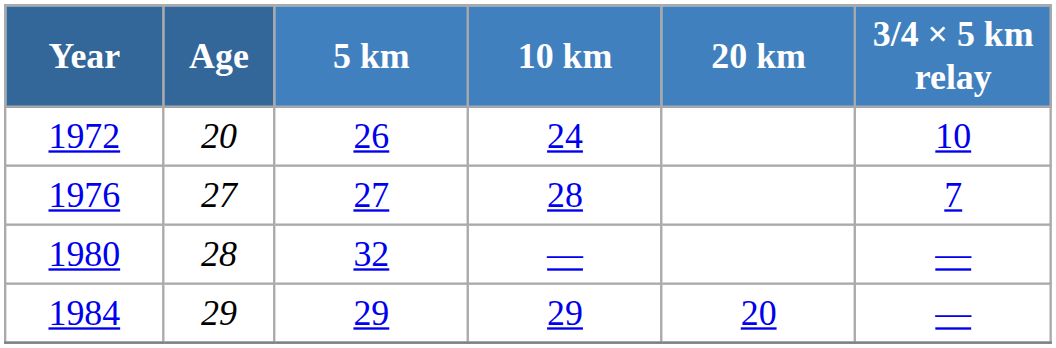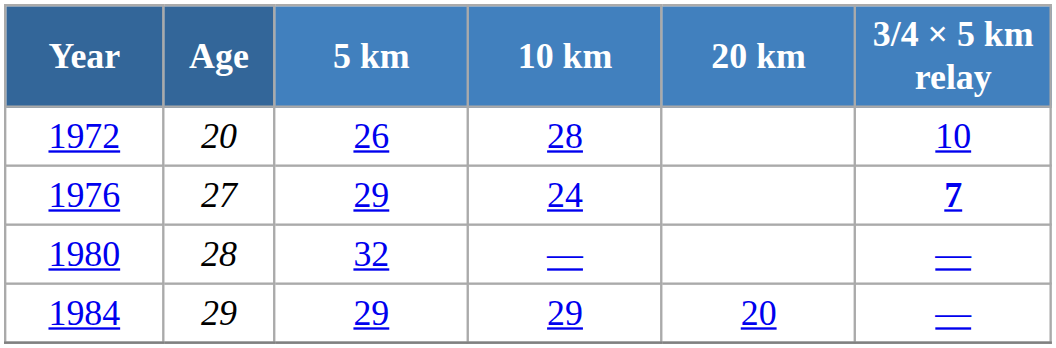(565, 135) 24 -> (565, 135) 28
(371, 195) 27 -> (371, 195) 29
(565, 195) 28 -> (565, 195) 24
(953, 195) normal -> (953, 195) bold
